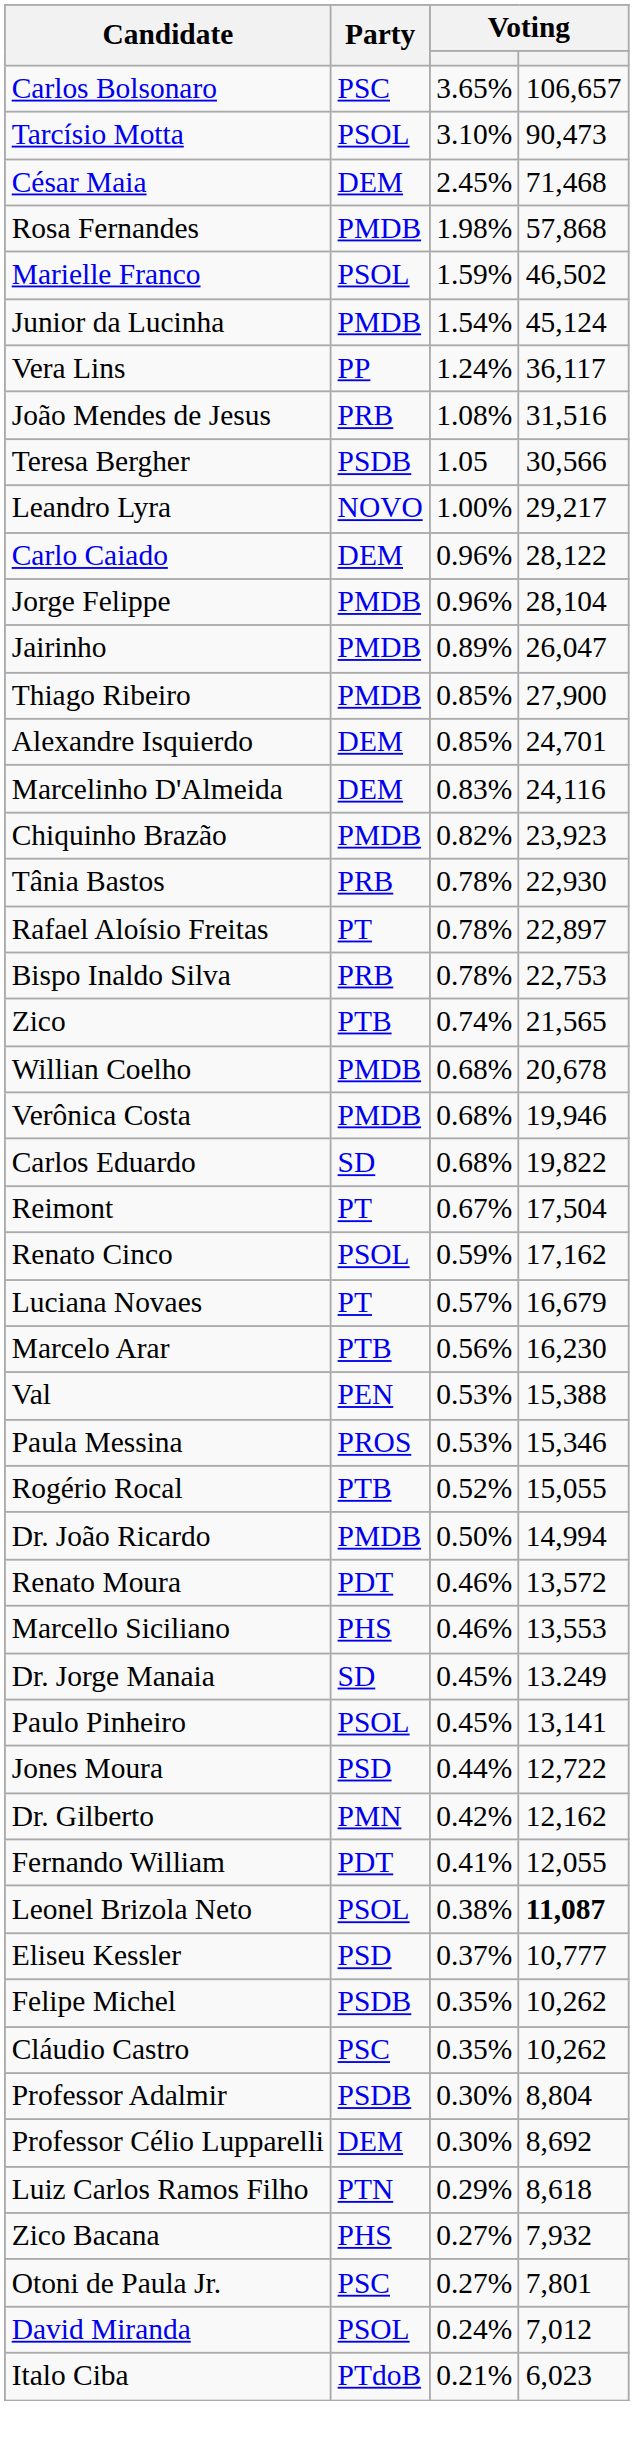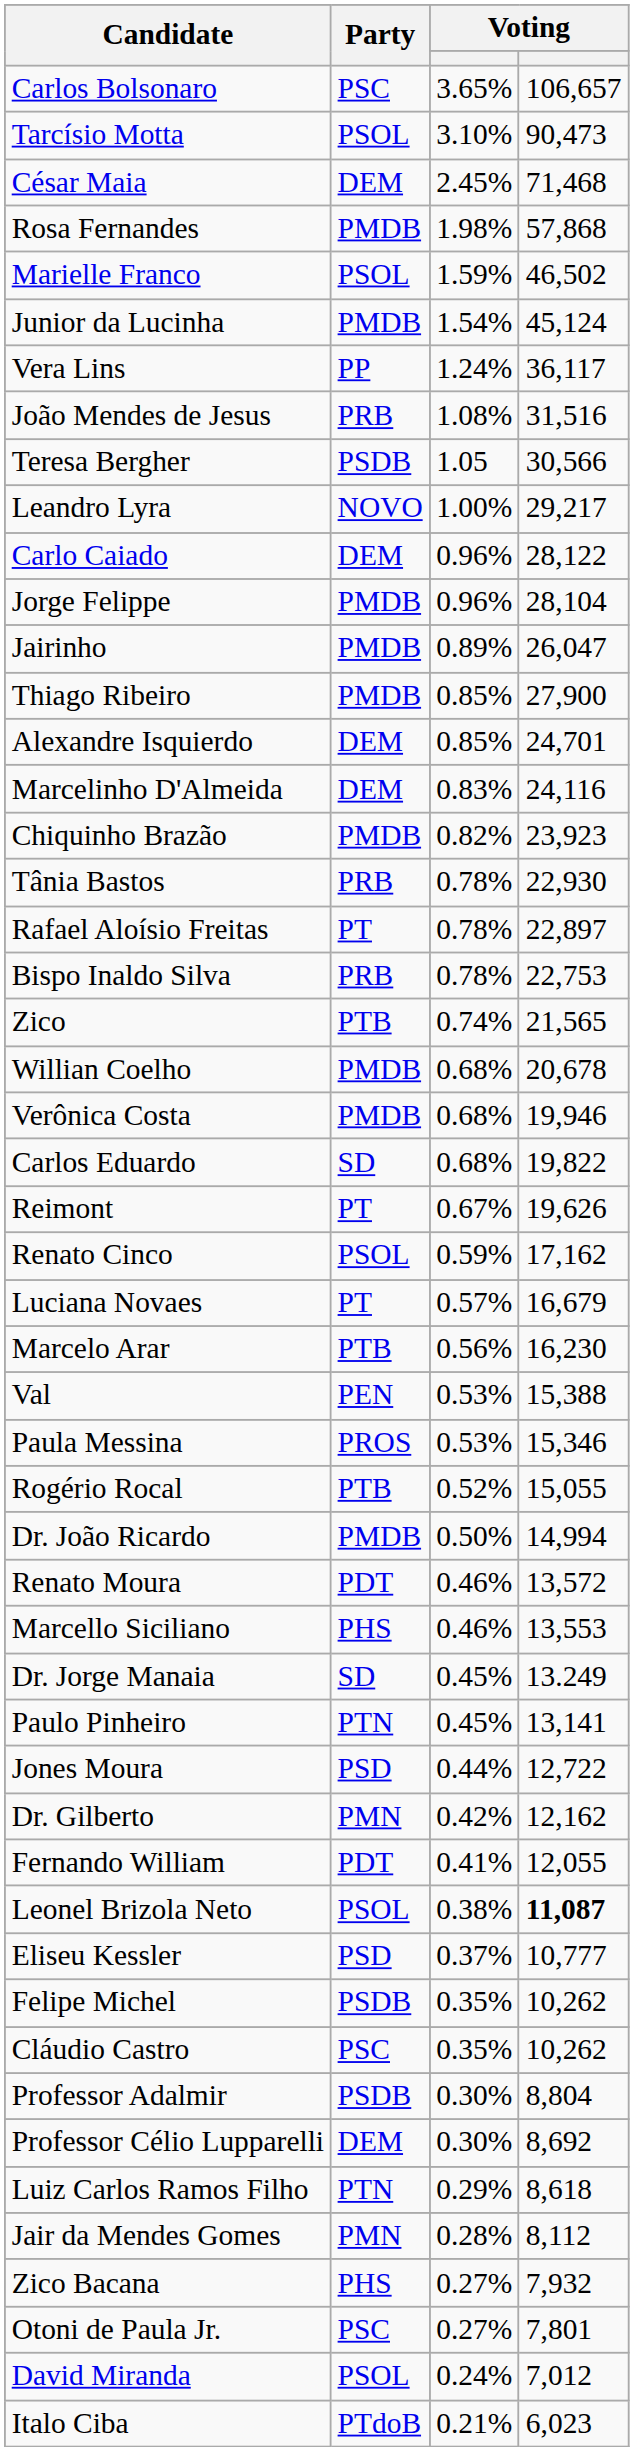(566, 1208) 17,504 -> (566, 1208) 19,626
(374, 1722) PSOL -> (365, 1722) PTN
+ row: (146, 2235)
